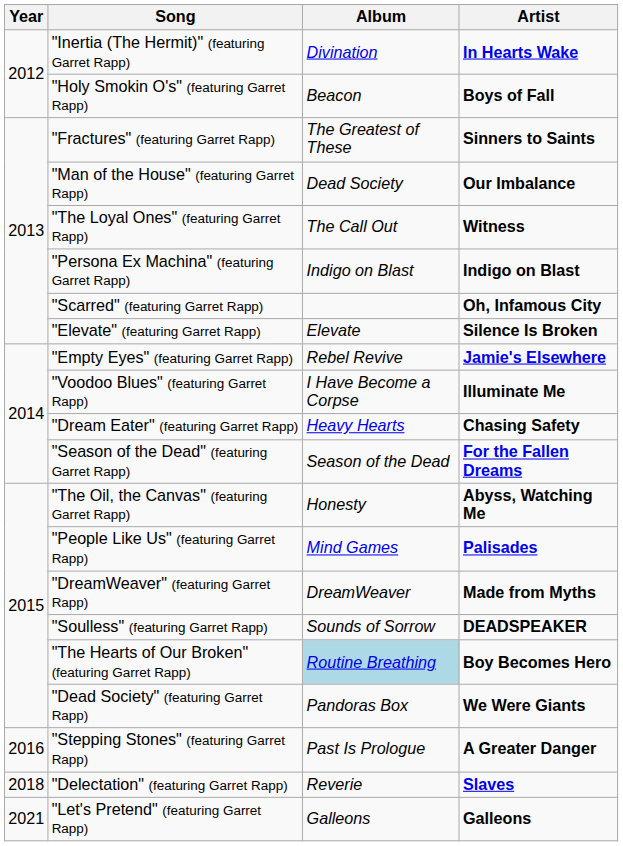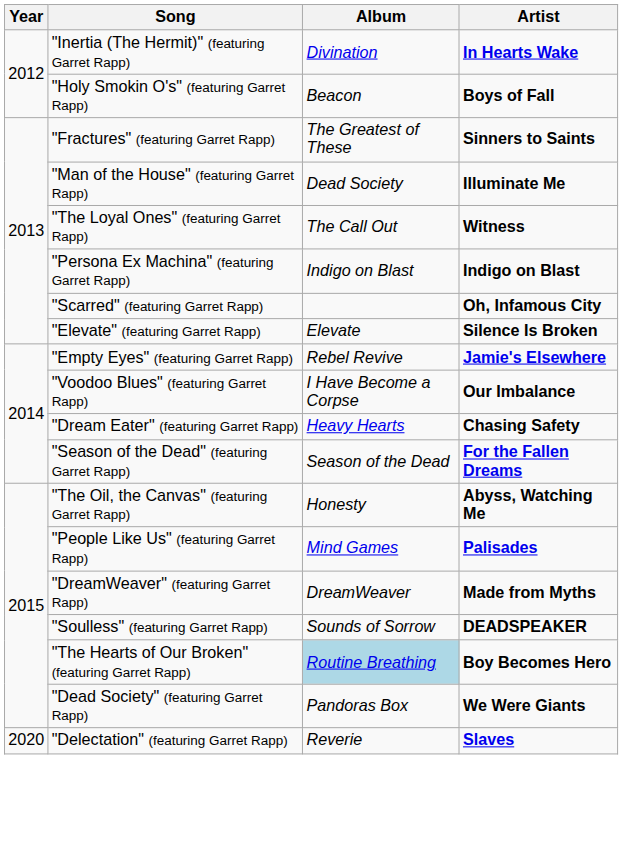(519, 183) Our Imbalance -> (514, 183) Illuminate Me
(514, 391) Illuminate Me -> (519, 391) Our Imbalance
- row: (168, 749)
(26, 784) 2018 -> (26, 740) 2020
- row: (156, 819)
